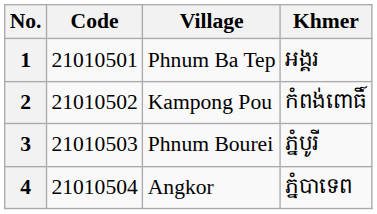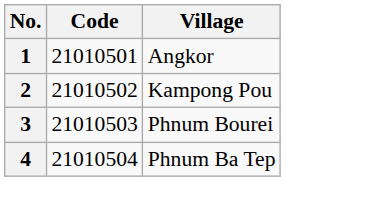- column: (326, 21)
(212, 59) Phnum Ba Tep -> (181, 55) Angkor
(181, 187) Angkor -> (212, 158) Phnum Ba Tep
